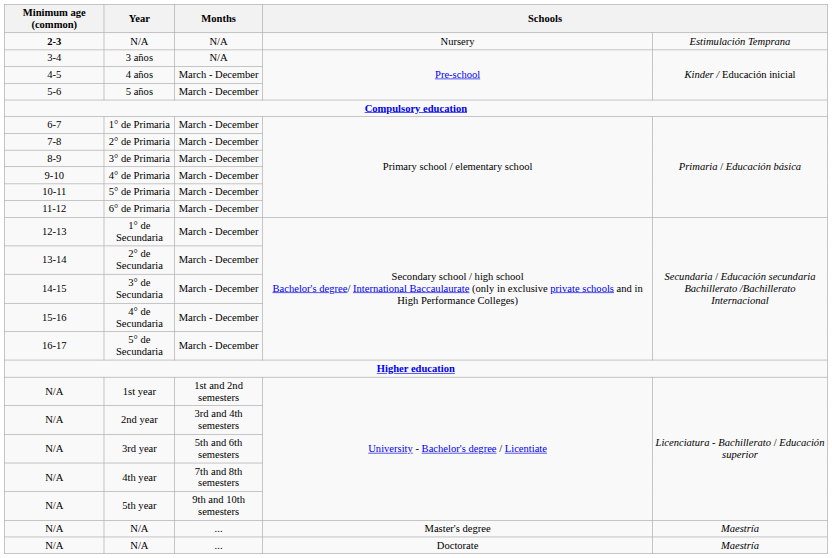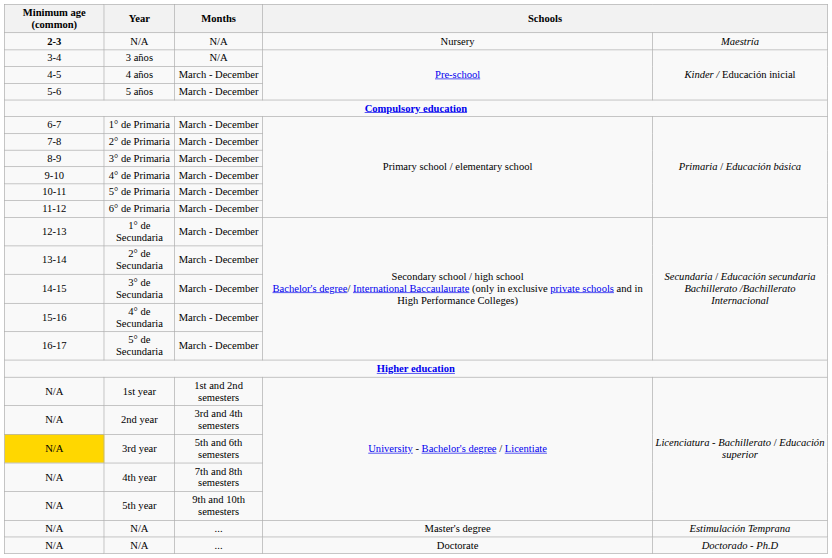(740, 41) Estimulación Temprana -> (740, 41) Maestría
(54, 448) no background -> (54, 448) gold background
(740, 528) Maestría -> (740, 528) Estimulación Temprana
(740, 545) Maestría -> (740, 545) Doctorado - Ph.D
